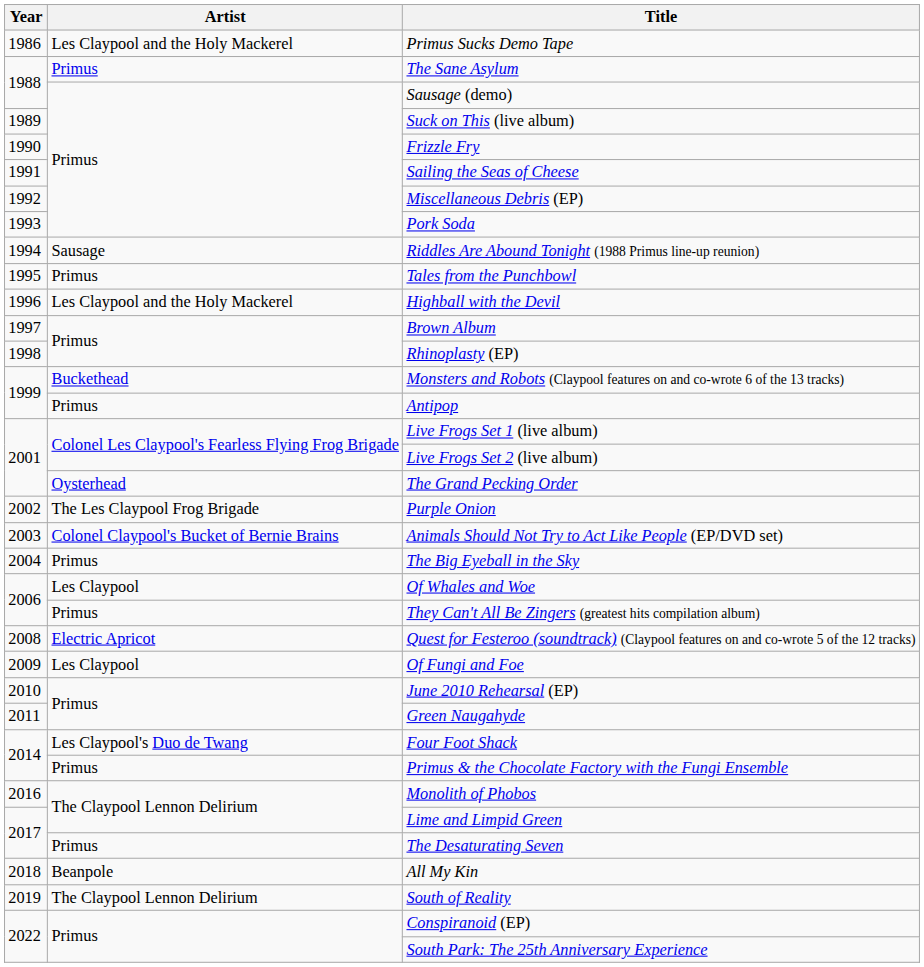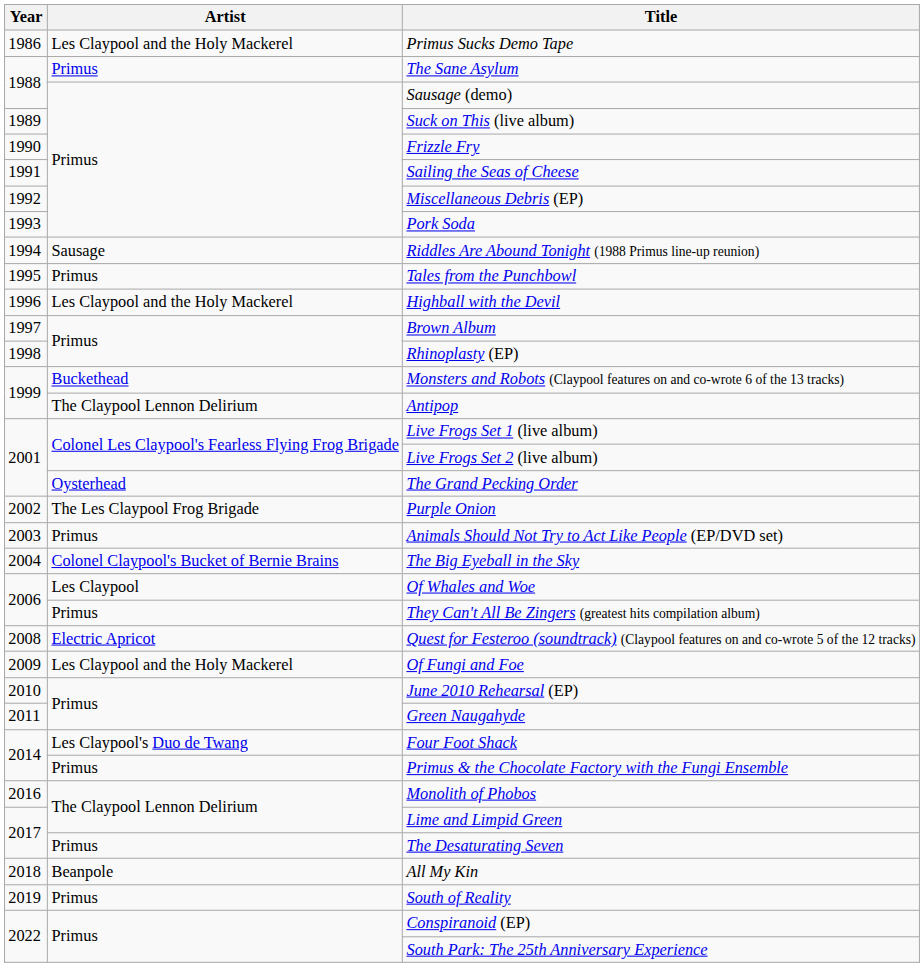(75, 405) Primus -> (155, 405) The Claypool Lennon Delirium
(195, 535) Colonel Claypool's Bucket of Bernie Brains -> (75, 535) Primus
(75, 560) Primus -> (195, 560) Colonel Claypool's Bucket of Bernie Brains
(95, 664) Les Claypool -> (172, 664) Les Claypool and the Holy Mackerel
(155, 897) The Claypool Lennon Delirium -> (75, 897) Primus
